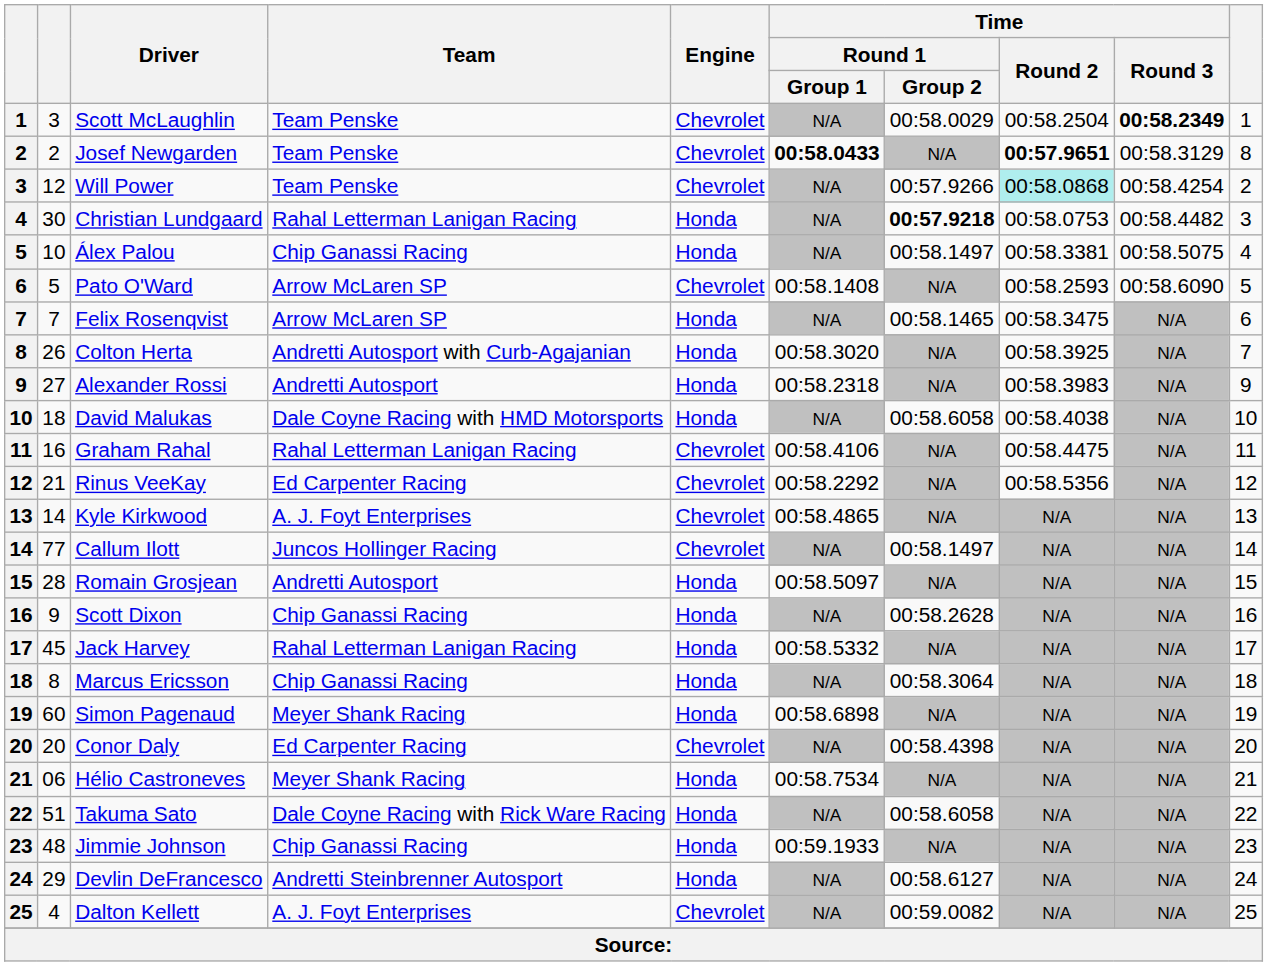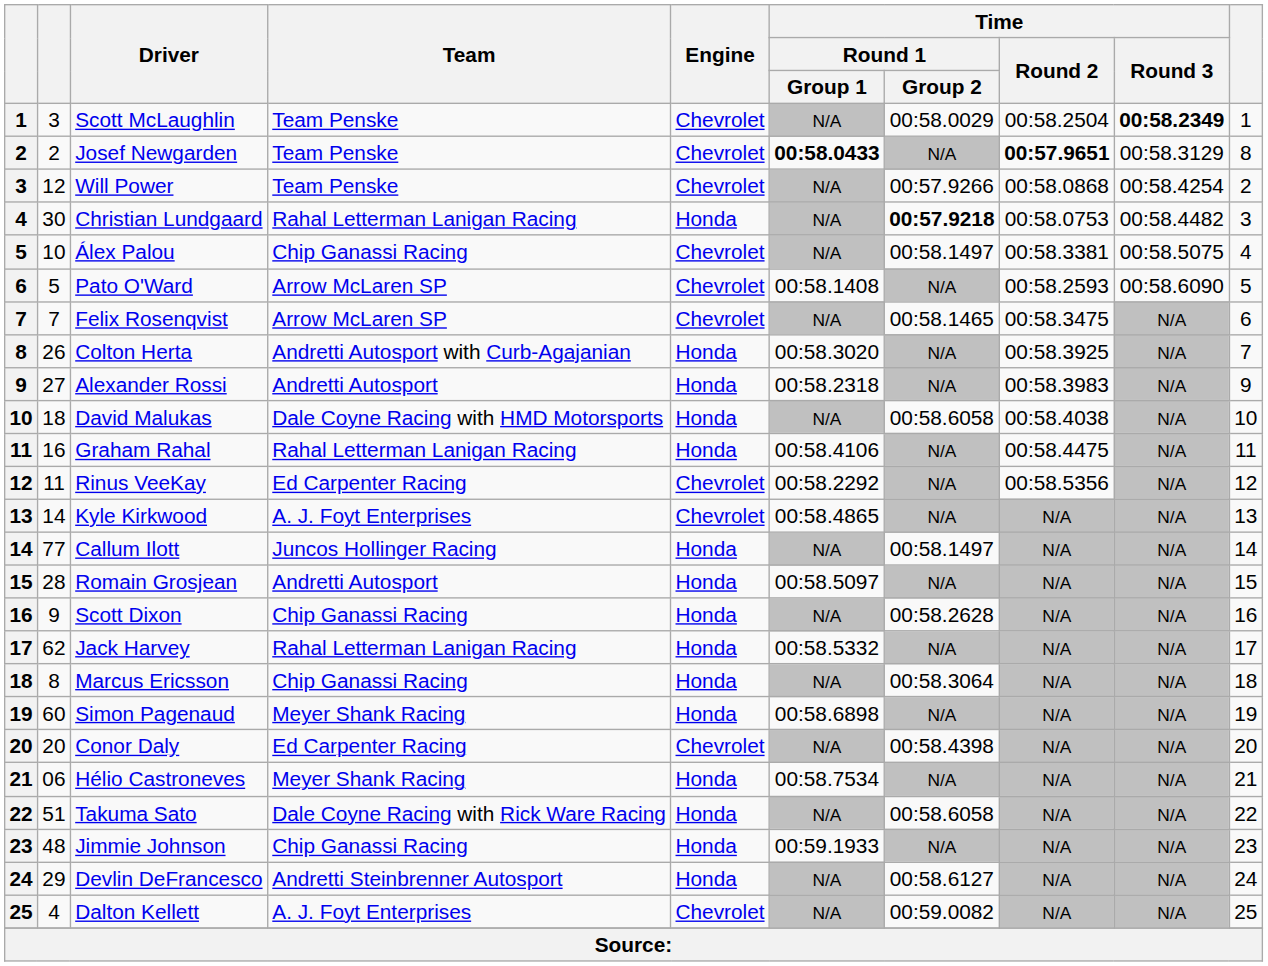(1057, 186) paleturquoise background -> (1057, 186) no background
(706, 252) Honda -> (720, 252) Chevrolet
(706, 318) Honda -> (720, 318) Chevrolet
(720, 450) Chevrolet -> (706, 450) Honda
(54, 483) 21 -> (54, 483) 11
(720, 549) Chevrolet -> (706, 549) Honda
(54, 648) 45 -> (54, 648) 62
